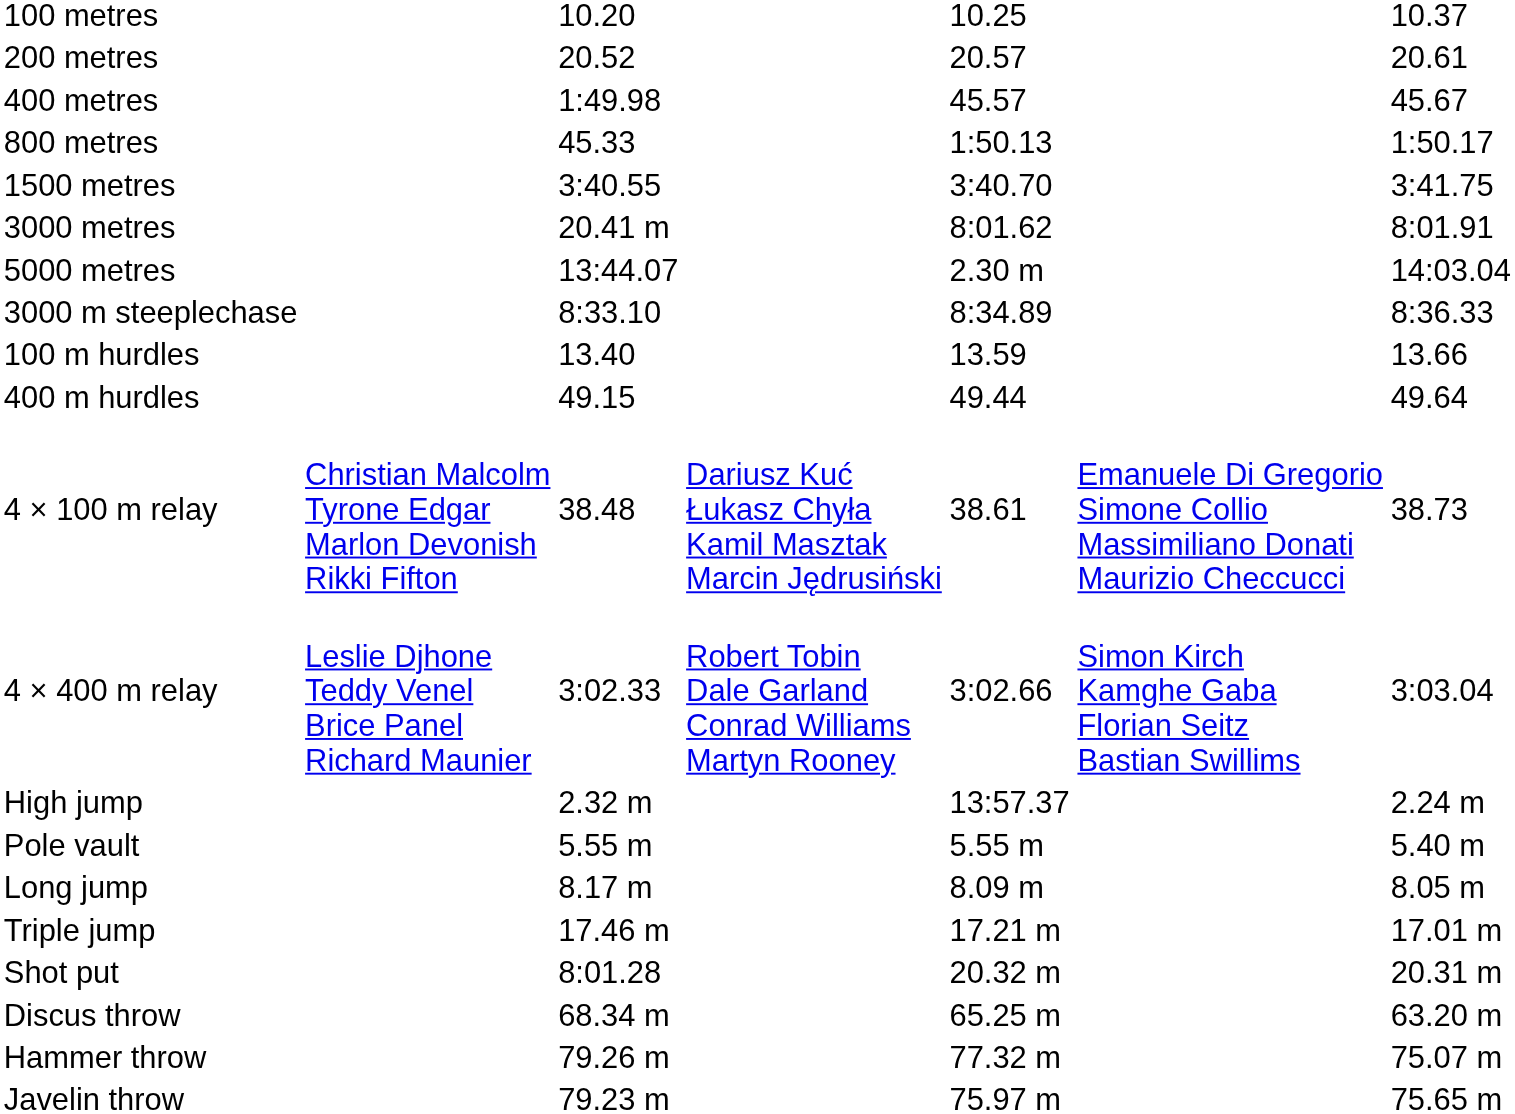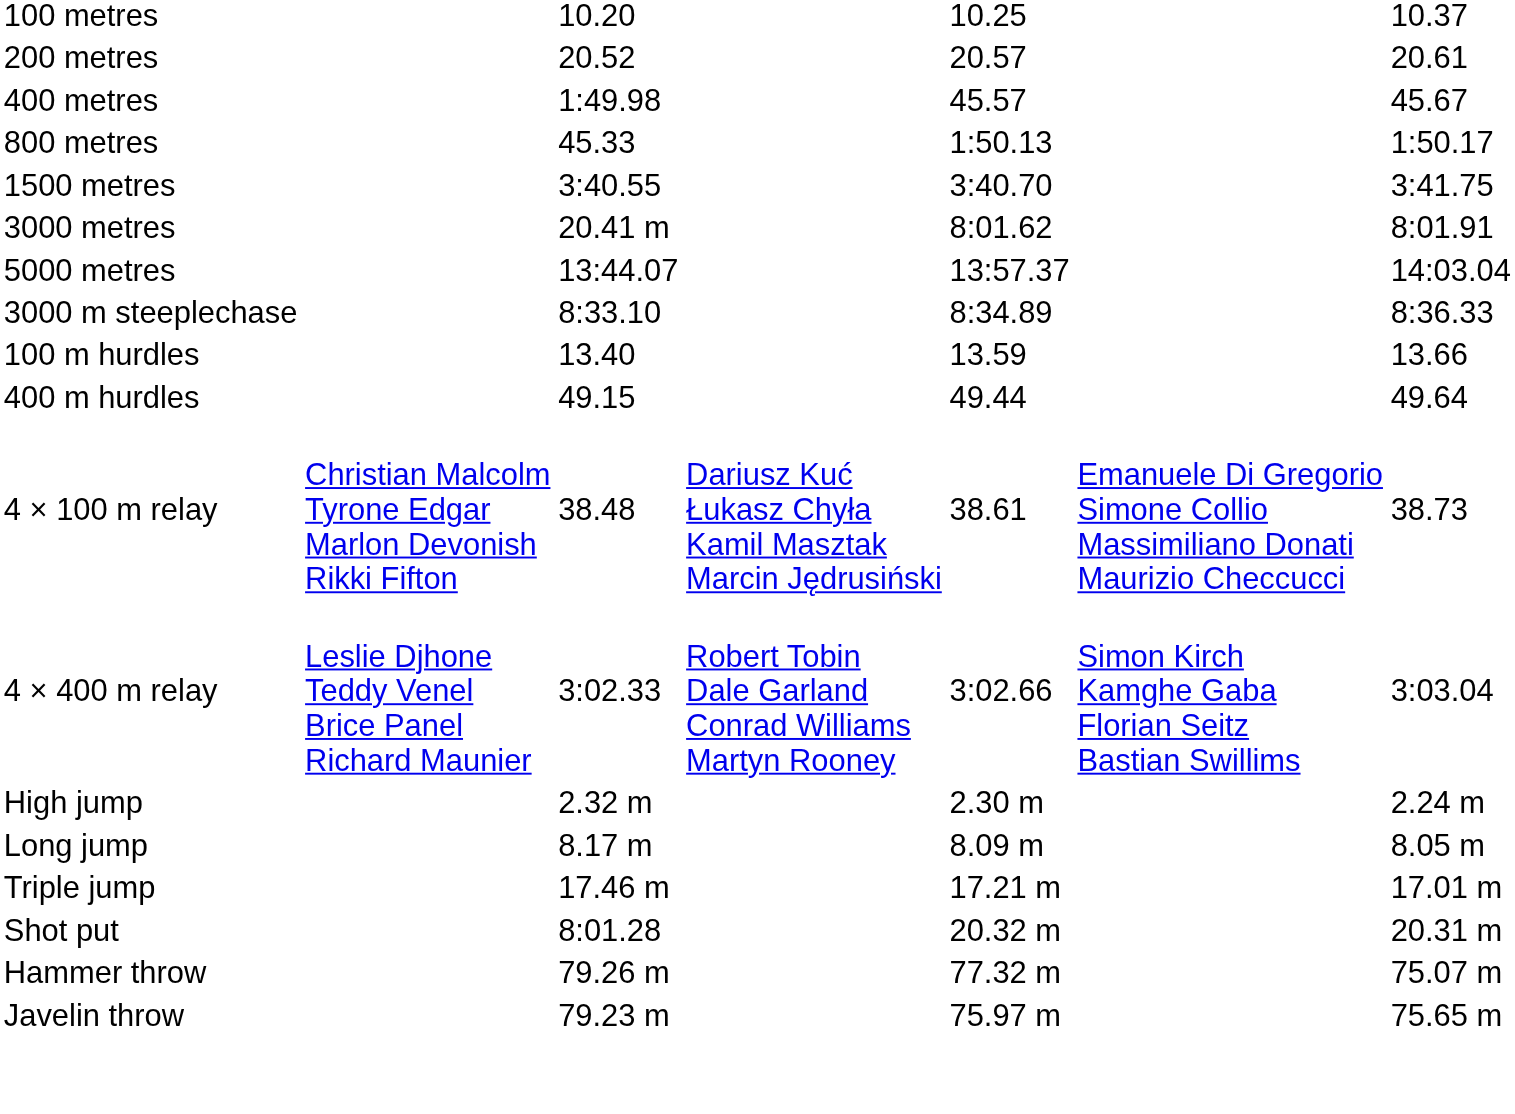(997, 270) 2.30 m -> (1010, 270) 13:57.37
(1010, 803) 13:57.37 -> (997, 803) 2.30 m
- row: (72, 845)
- row: (92, 1015)
